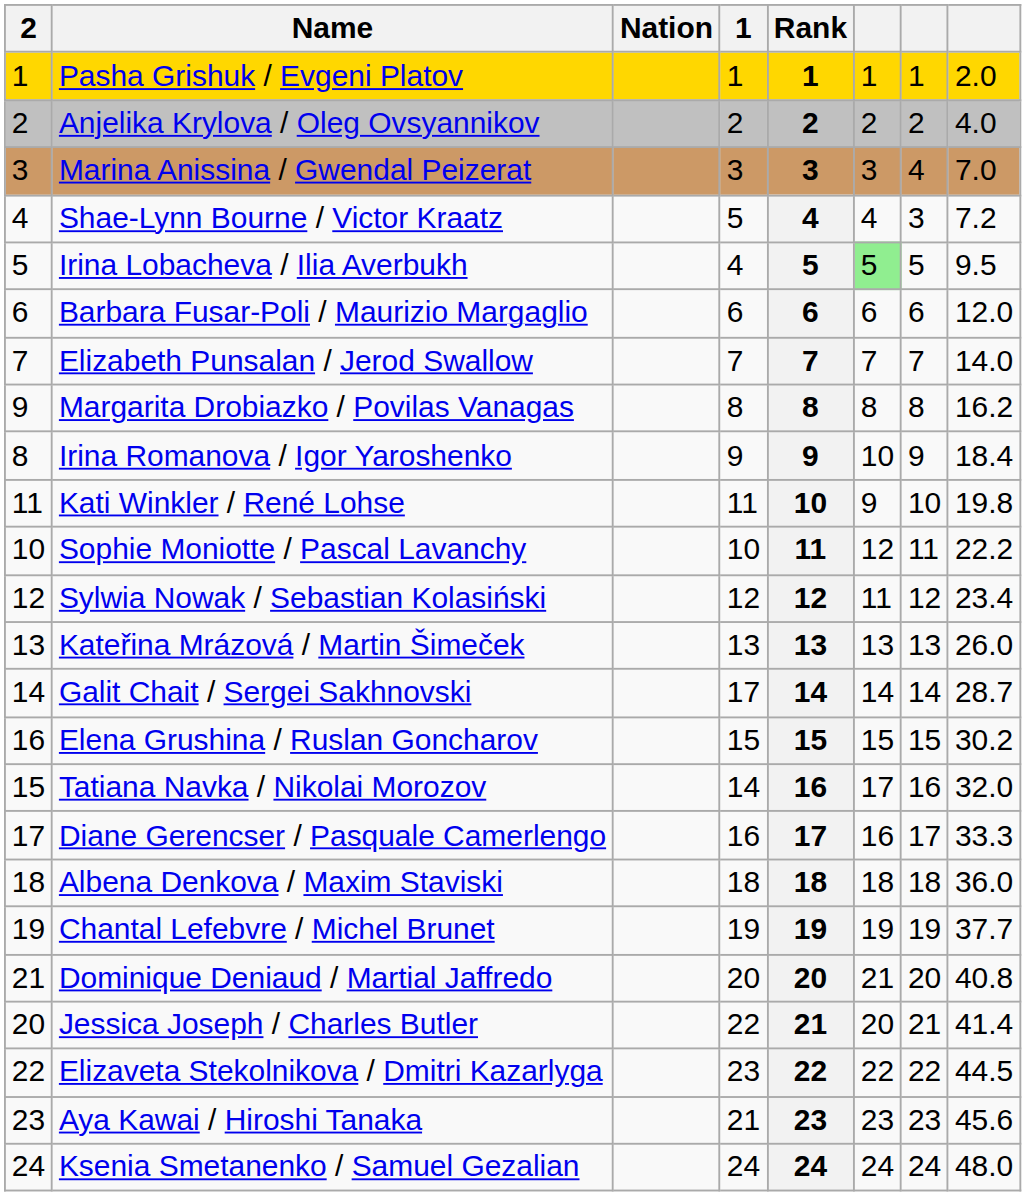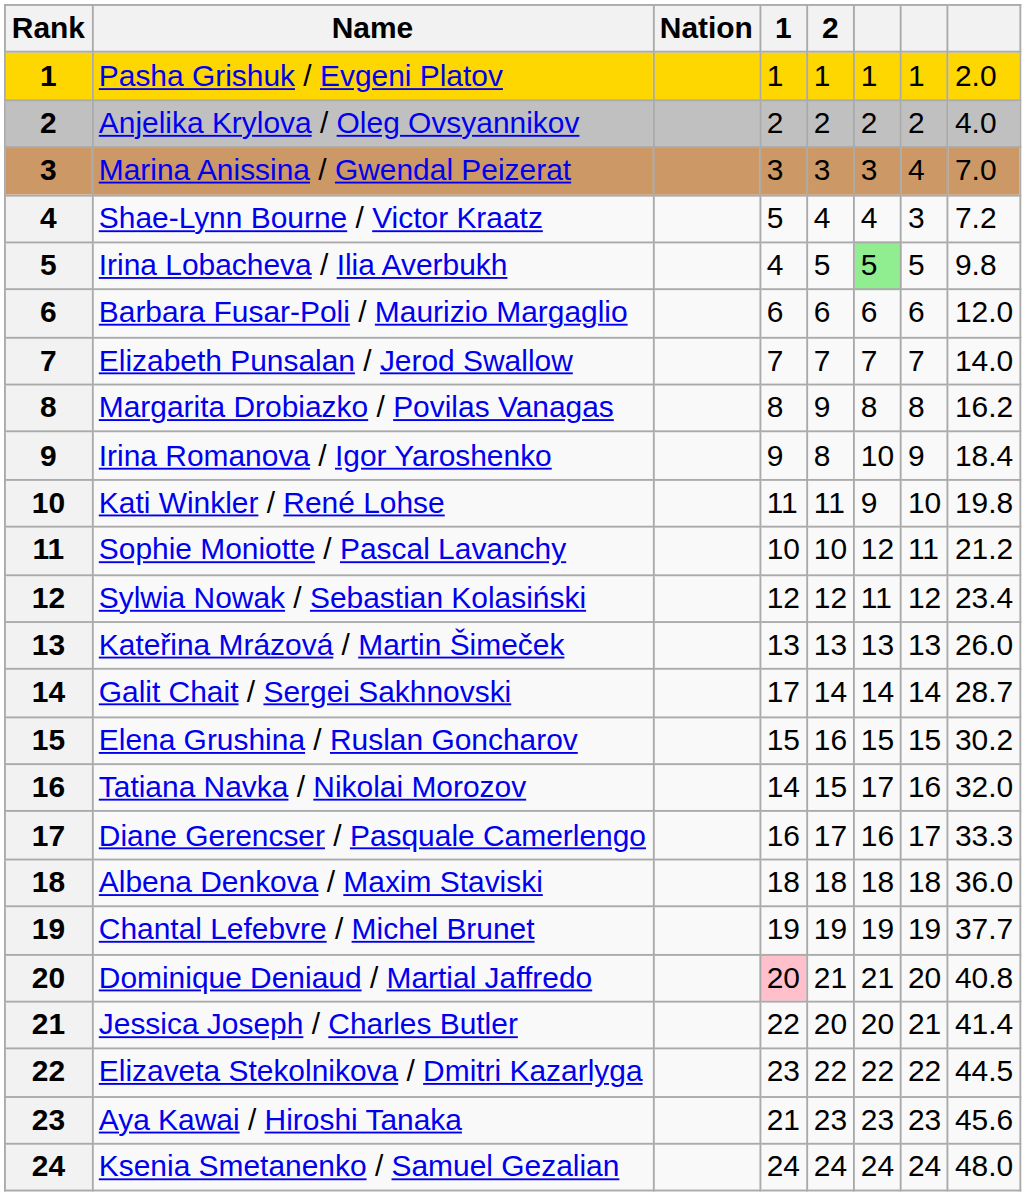columns swapped: (810, 28) <-> (28, 28)
(976, 265) 9.5 -> (976, 265) 9.8
(984, 550) 22.2 -> (984, 550) 21.2
(743, 977) no background -> (783, 977) pink background
